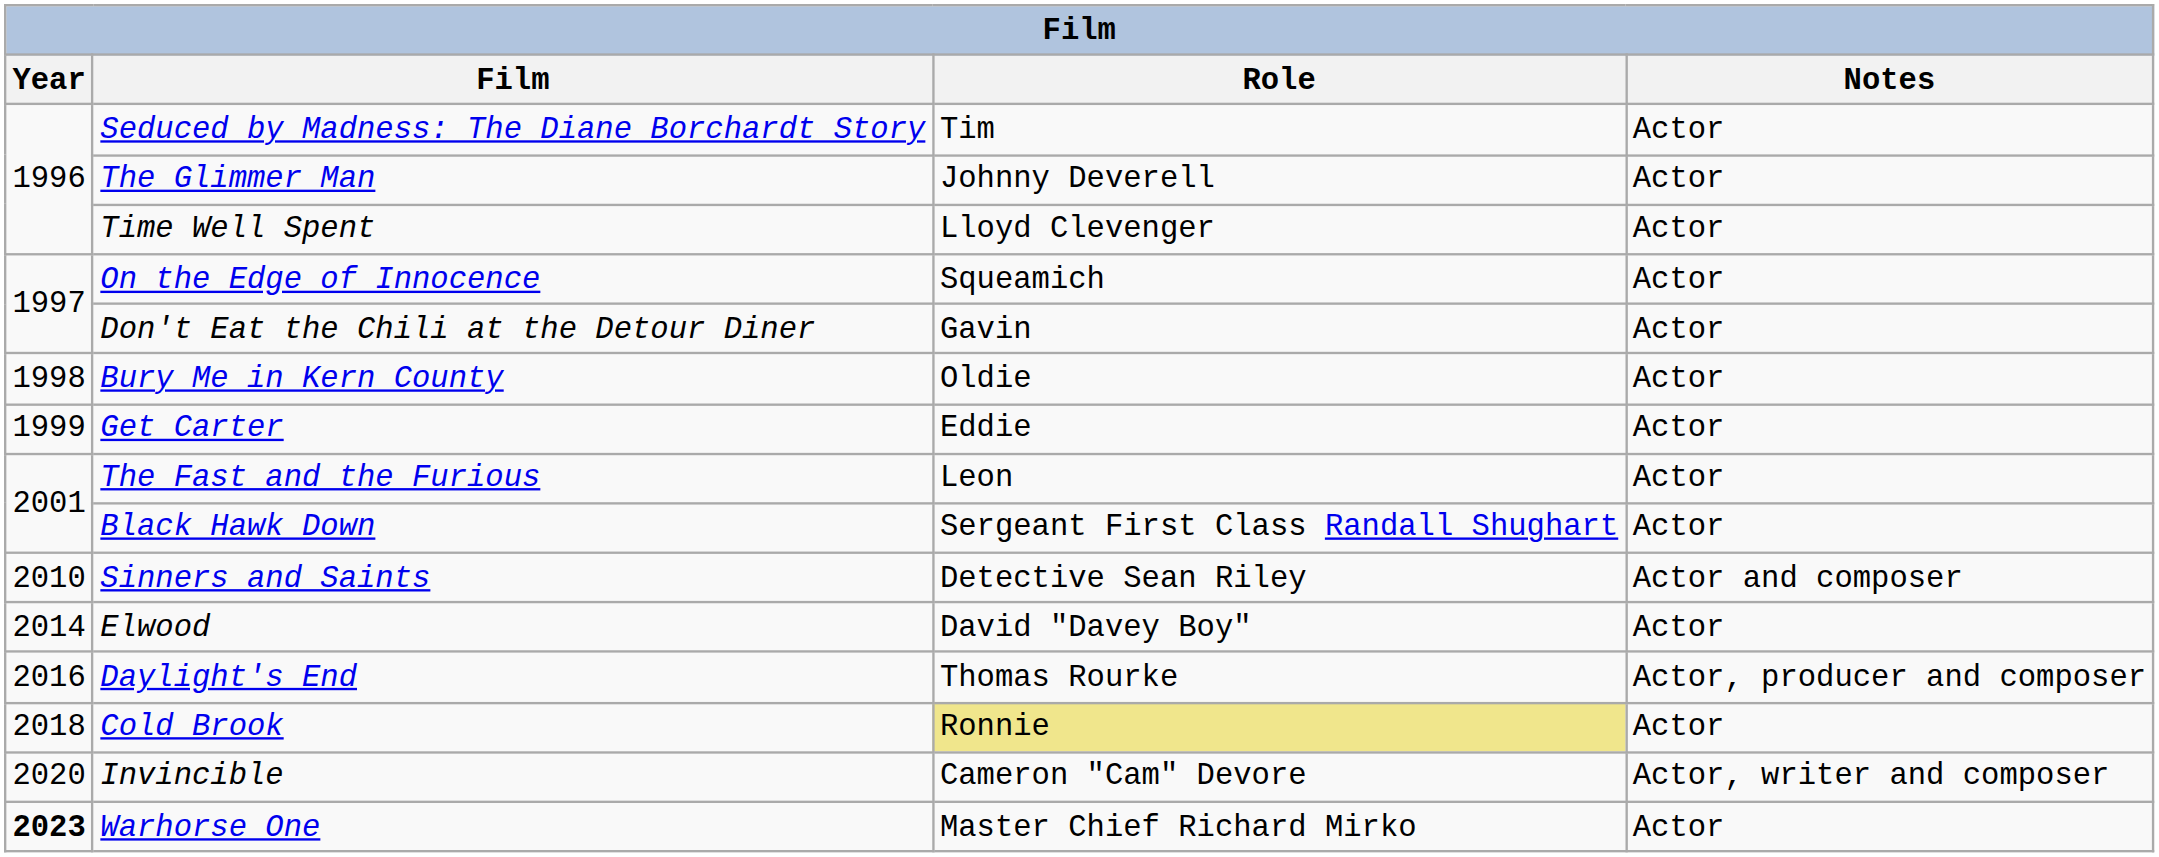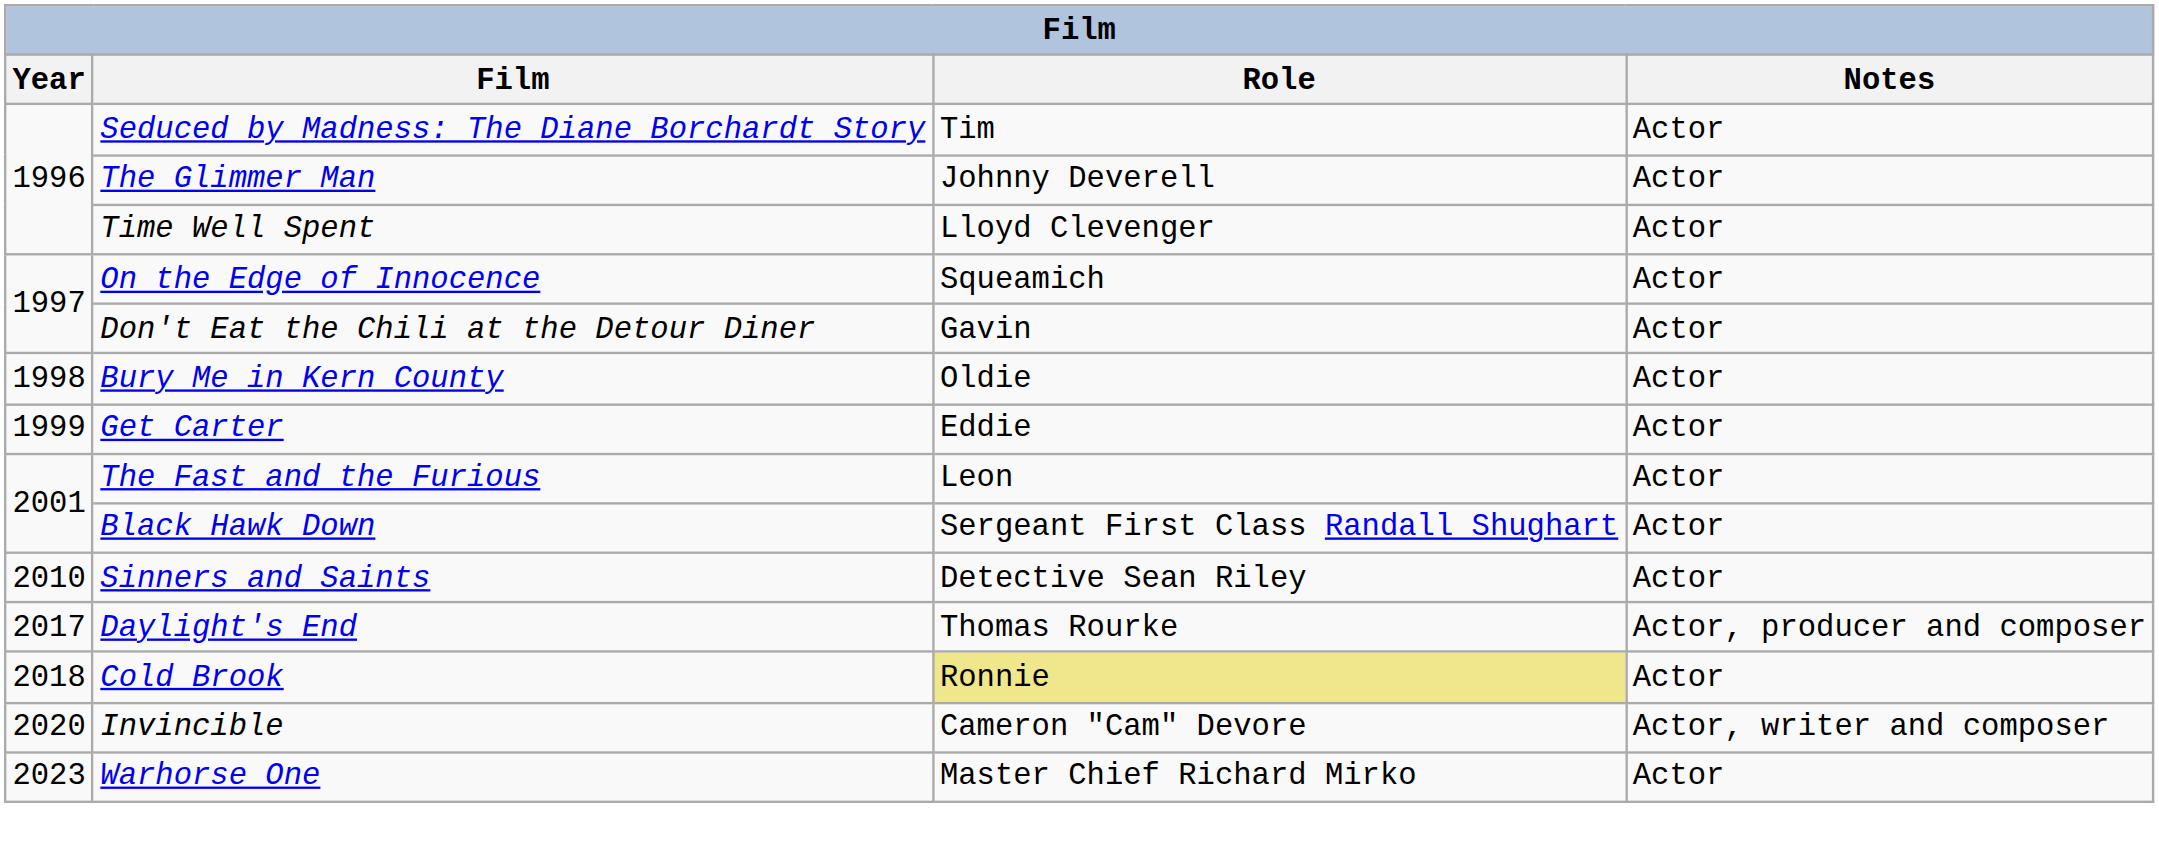(1798, 578) Actor and composer -> (1679, 578) Actor
- row: (155, 628)
(49, 677) 2016 -> (49, 628) 2017
(49, 827) bold -> (49, 777) normal
